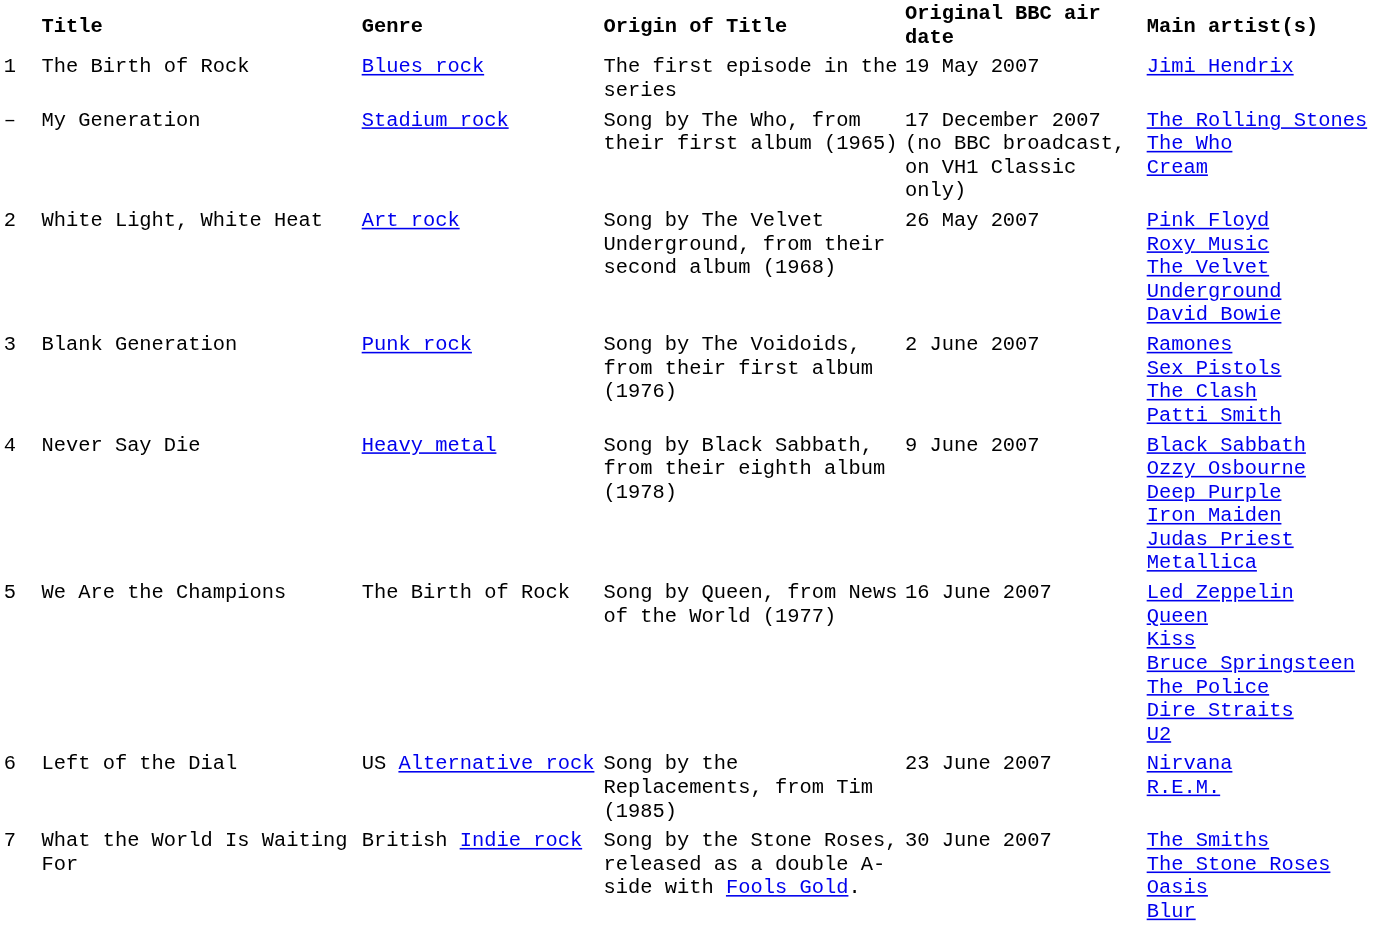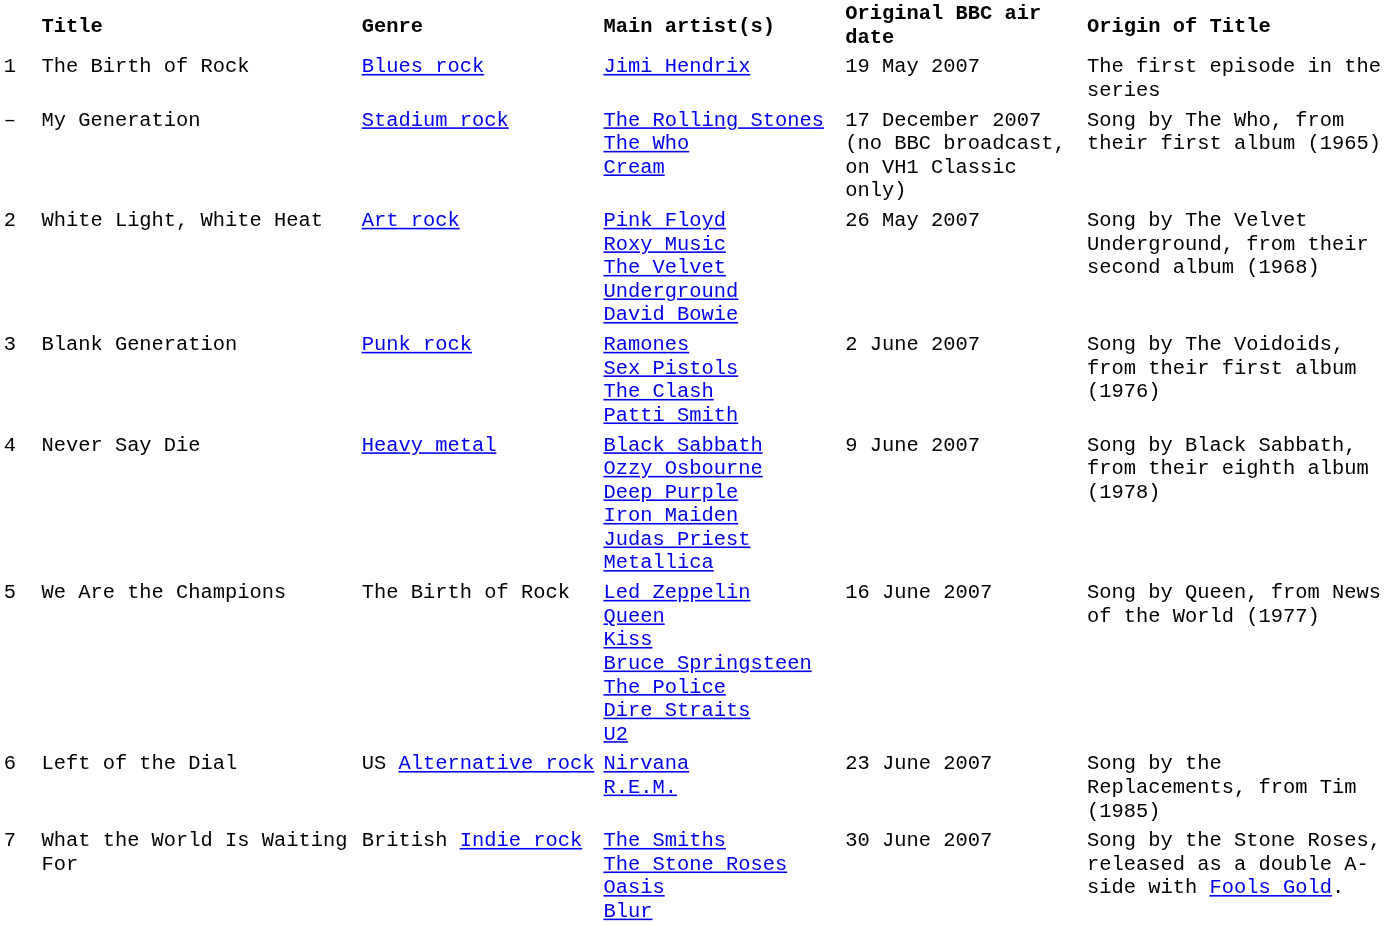columns swapped: (1232, 25) <-> (695, 25)
